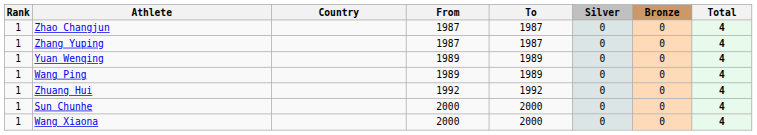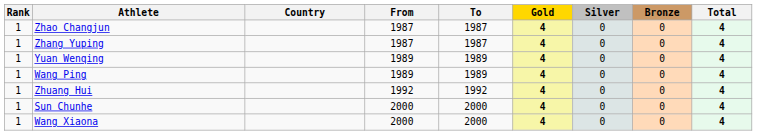+ column: (543, 12)
